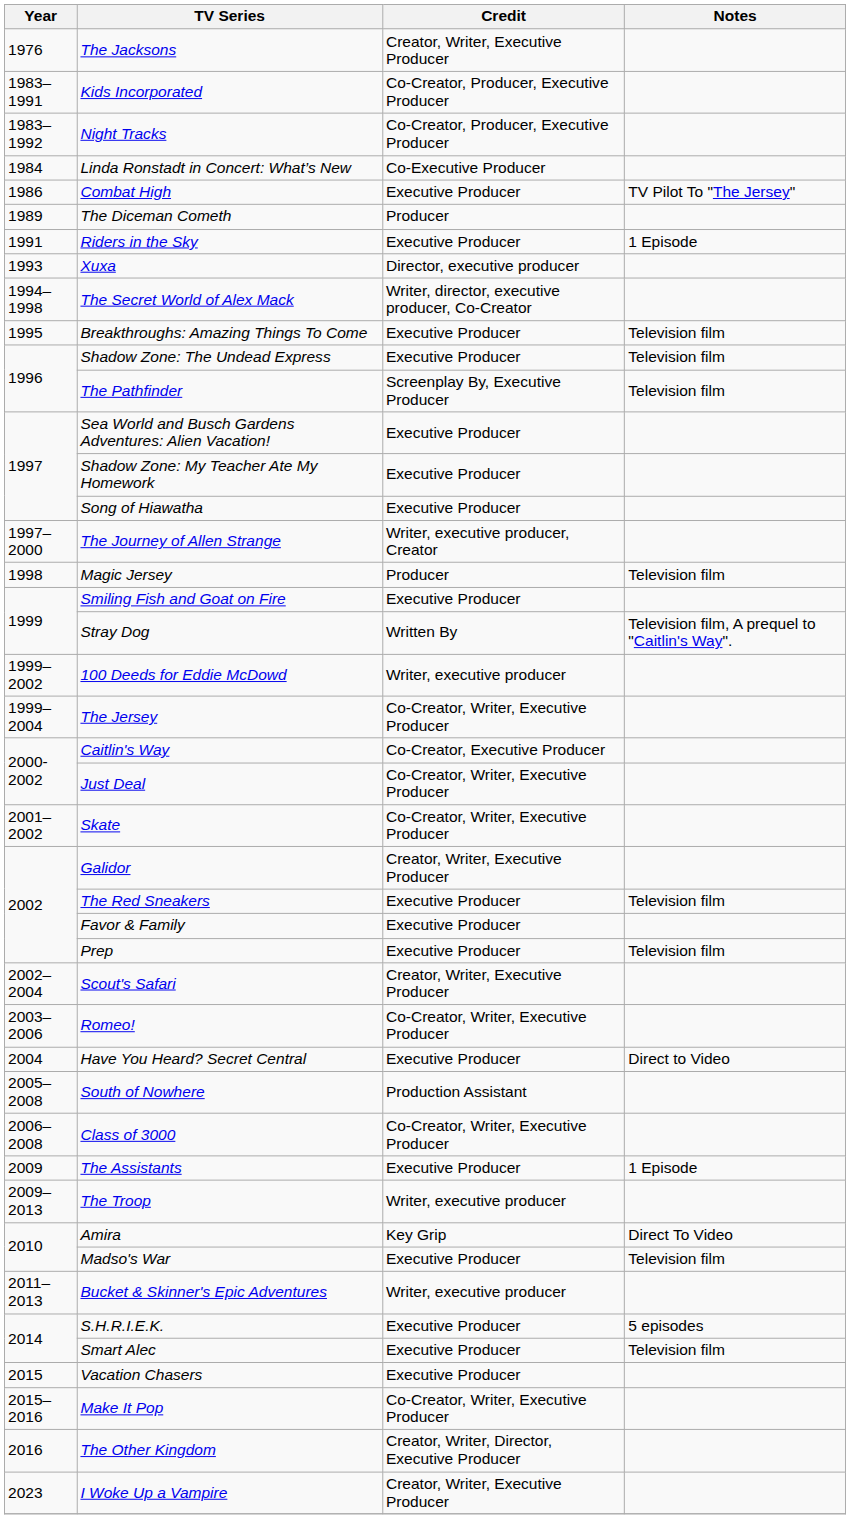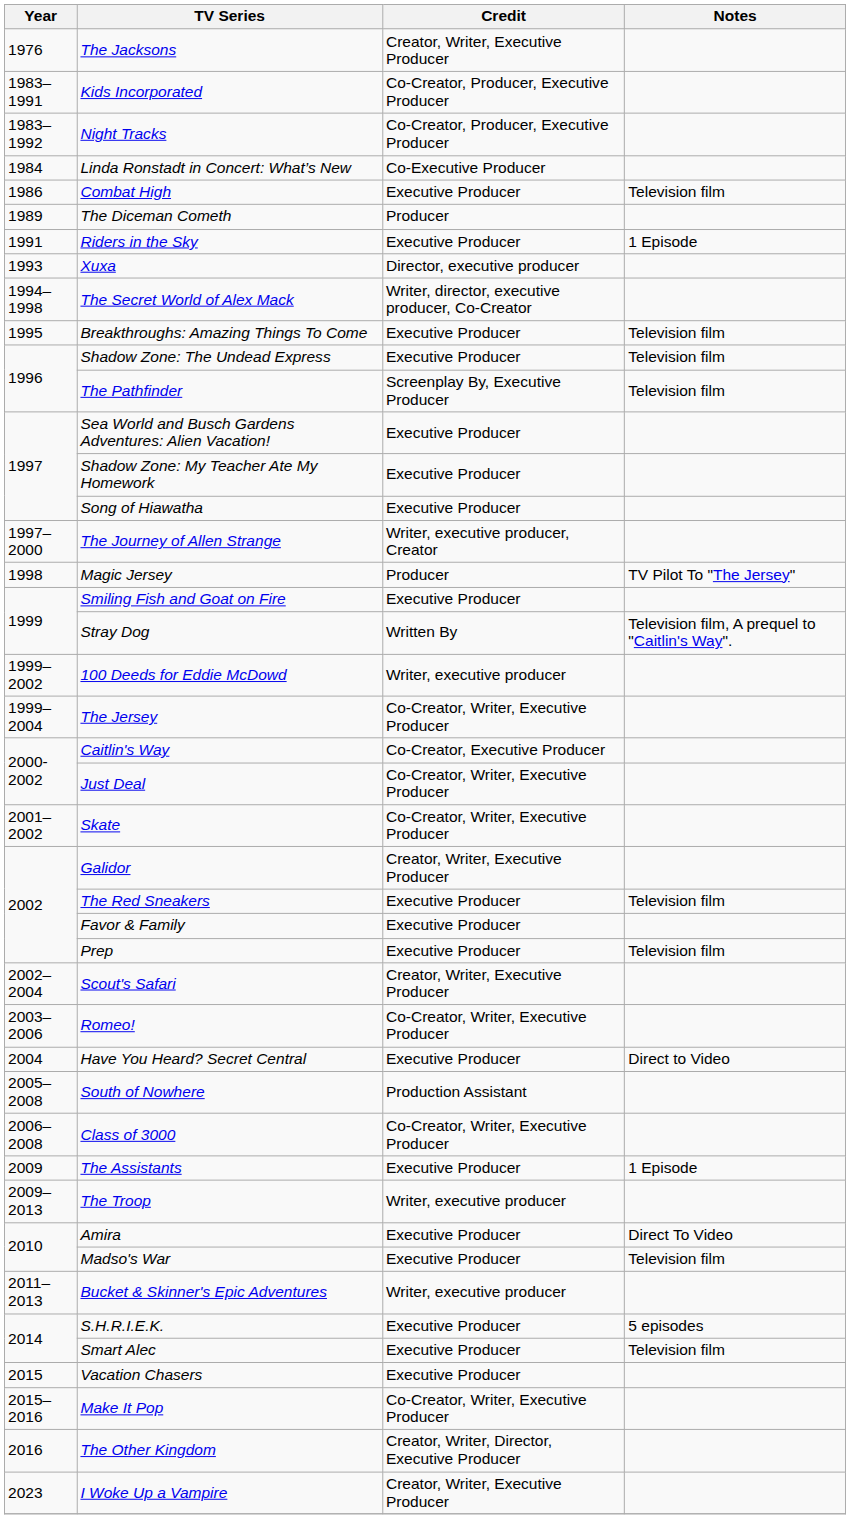(712, 192) TV Pilot To "The Jersey" -> (677, 192) Television film
(677, 574) Television film -> (712, 574) TV Pilot To "The Jersey"
(416, 1234) Key Grip -> (453, 1234) Executive Producer
